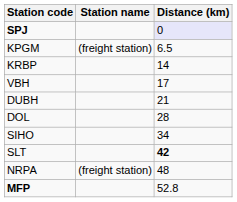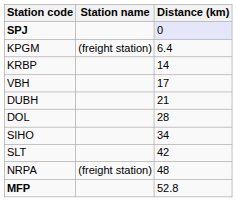(165, 48) 6.5 -> (165, 48) 6.4
(163, 153) bold -> (163, 153) normal
